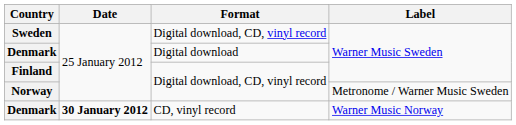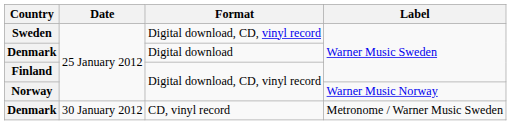(420, 91) Metronome / Warner Music Sweden -> (382, 91) Warner Music Norway
(105, 110) bold -> (102, 110) normal
(388, 110) Warner Music Norway -> (415, 110) Metronome / Warner Music Sweden
